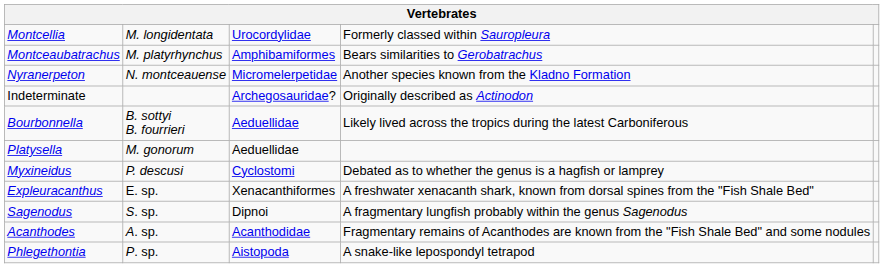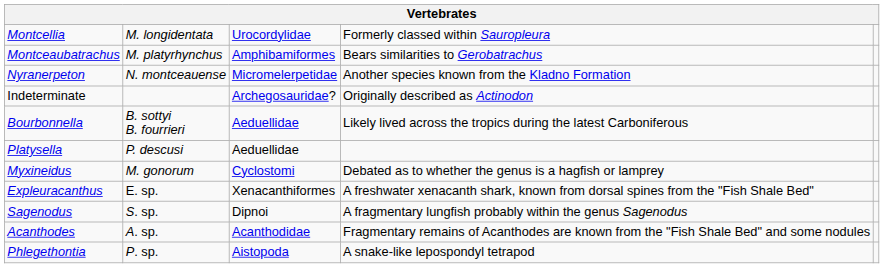(160, 150) M. gonorum -> (154, 150) P. descusi
(154, 171) P. descusi -> (160, 171) M. gonorum
